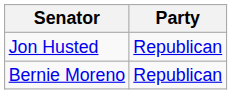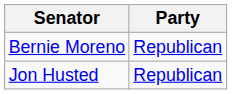rows swapped: (67, 74) <-> (54, 46)
